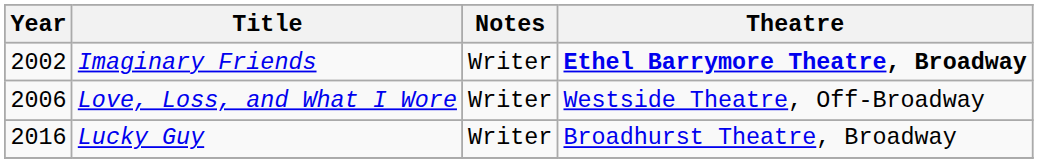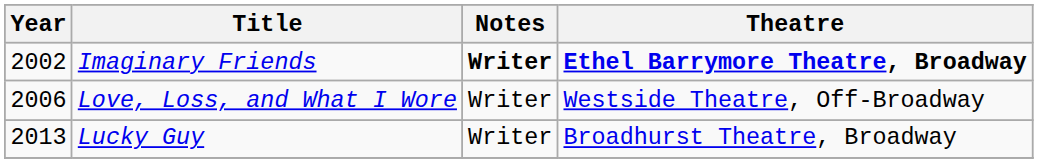(510, 62) normal -> (510, 62) bold
(39, 138) 2016 -> (39, 138) 2013
